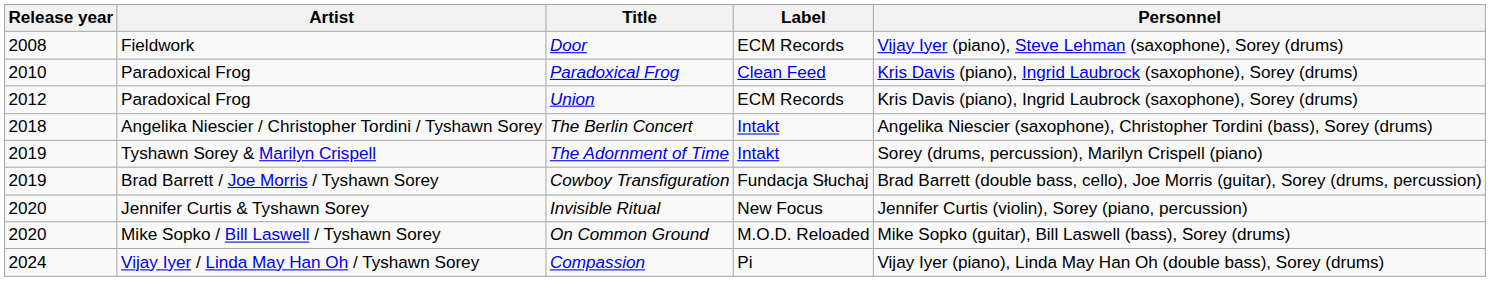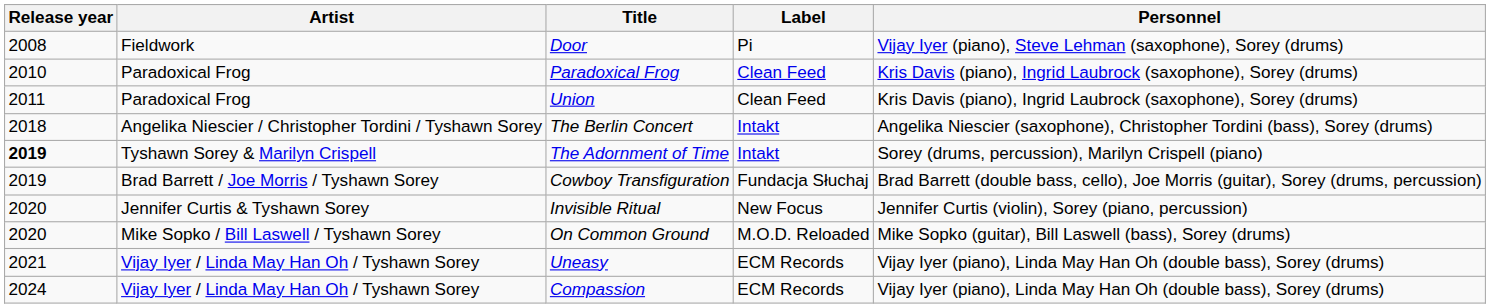(791, 45) ECM Records -> (745, 45) Pi
(28, 99) 2012 -> (27, 99) 2011
(791, 99) ECM Records -> (782, 99) Clean Feed
(28, 153) normal -> (28, 153) bold
+ row: (579, 262)
(745, 262) Pi -> (791, 289) ECM Records
